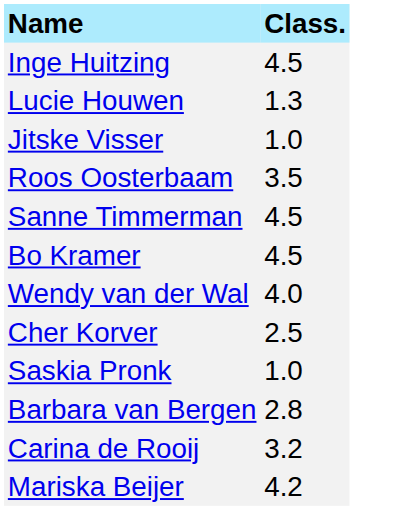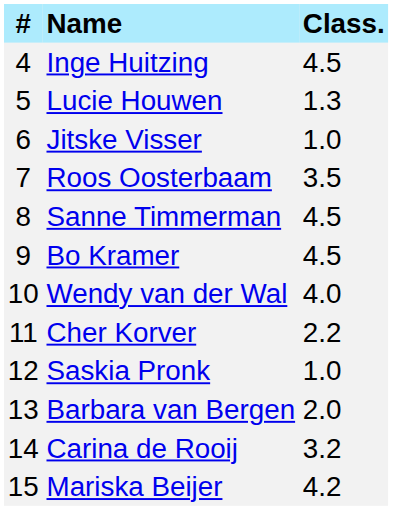+ column: (23, 23)
(284, 332) 2.5 -> (322, 332) 2.2
(284, 409) 2.8 -> (322, 409) 2.0
